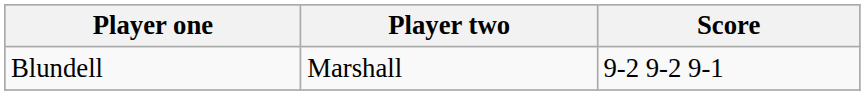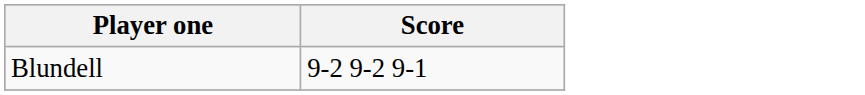- column: (449, 25)
